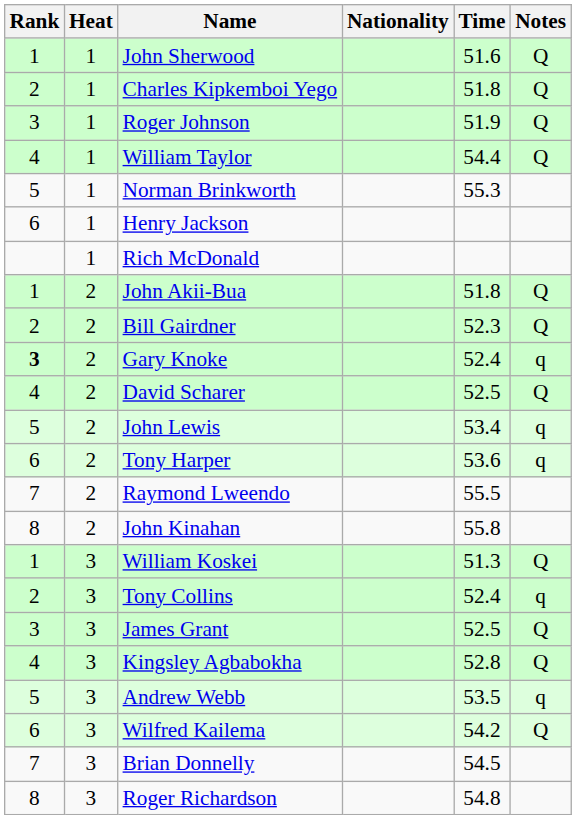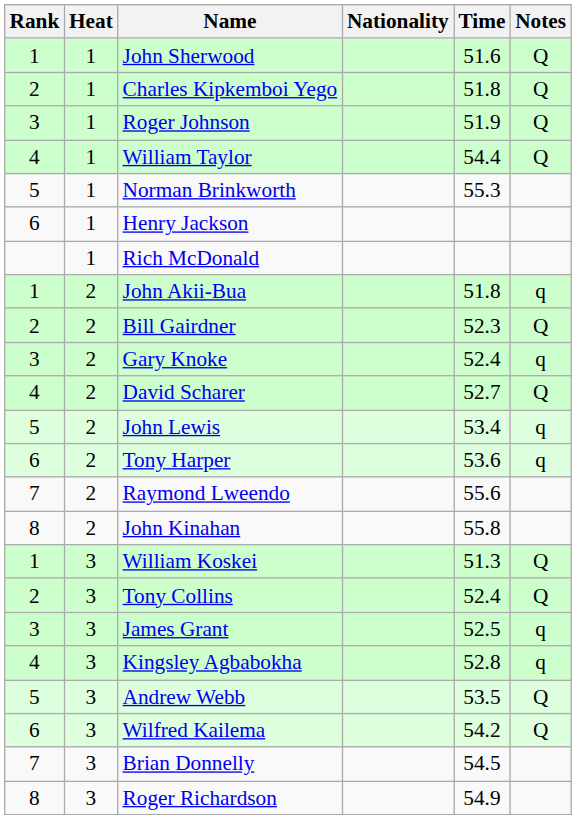(541, 291) Q -> (541, 291) q
(34, 358) bold -> (34, 358) normal
(482, 392) 52.5 -> (482, 392) 52.7
(482, 493) 55.5 -> (482, 493) 55.6
(541, 595) q -> (541, 595) Q
(541, 628) Q -> (541, 628) q
(541, 662) Q -> (541, 662) q
(541, 696) q -> (541, 696) Q
(482, 797) 54.8 -> (482, 797) 54.9
